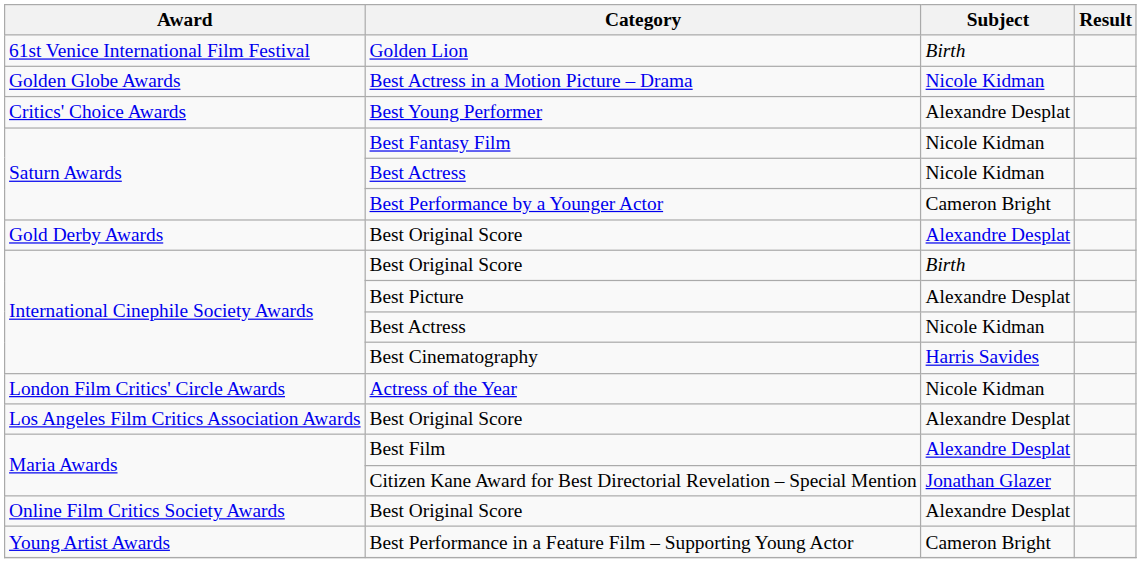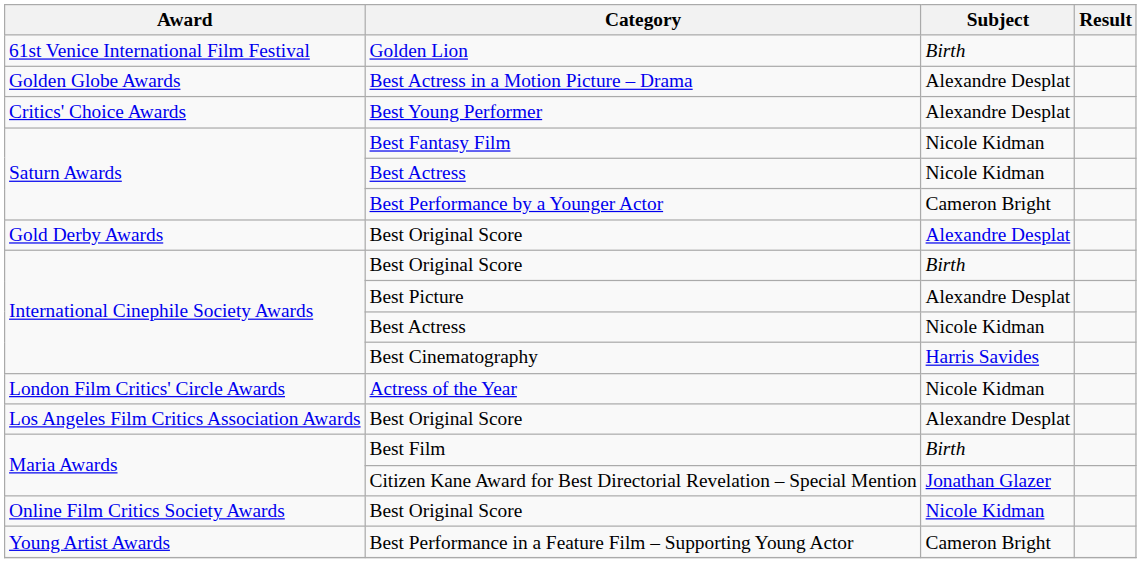(985, 81) Nicole Kidman -> (998, 81) Alexandre Desplat
(998, 449) Alexandre Desplat -> (946, 449) Birth
(998, 511) Alexandre Desplat -> (985, 511) Nicole Kidman
